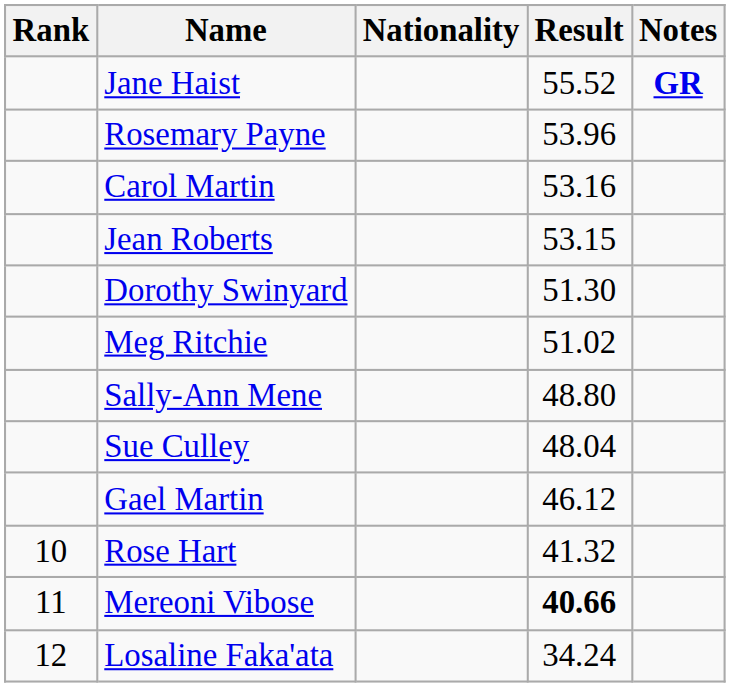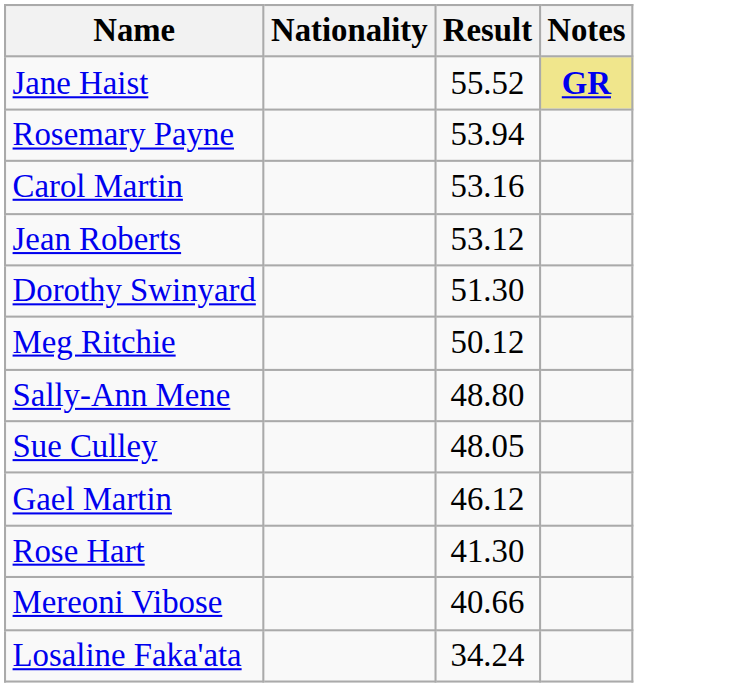- column: (51, 30)
(678, 82) no background -> (586, 82) khaki background
(579, 134) 53.96 -> (487, 134) 53.94
(579, 238) 53.15 -> (487, 238) 53.12
(579, 342) 51.02 -> (487, 342) 50.12
(579, 446) 48.04 -> (487, 446) 48.05
(579, 550) 41.32 -> (487, 550) 41.30
(579, 602) bold -> (487, 602) normal
